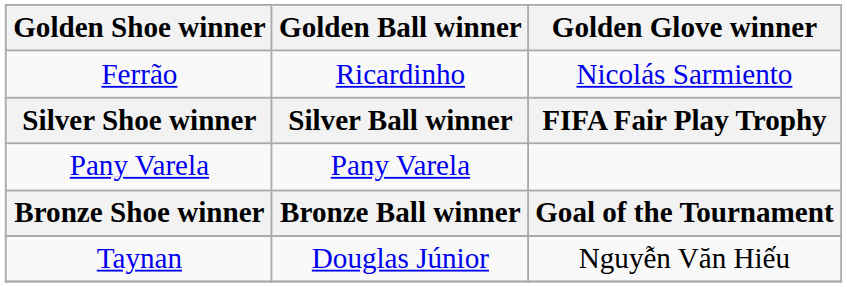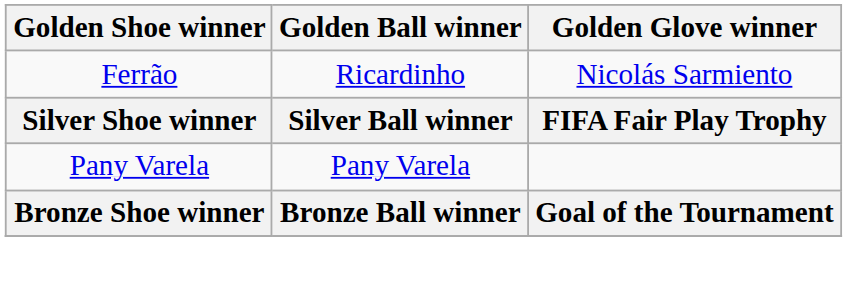- row: (139, 258)
